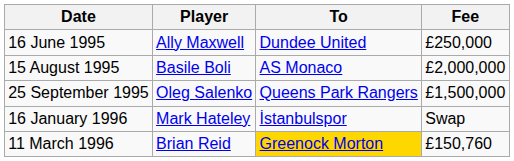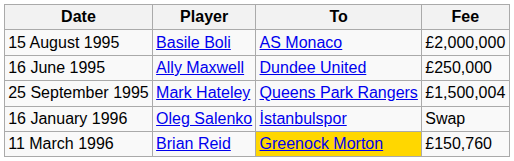rows swapped: (57, 42) <-> (64, 67)
(204, 93) Oleg Salenko -> (203, 93) Mark Hateley
(465, 93) £1,500,000 -> (465, 93) £1,500,004
(203, 118) Mark Hateley -> (204, 118) Oleg Salenko
